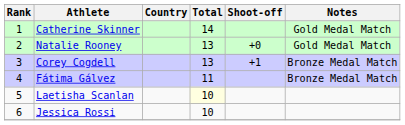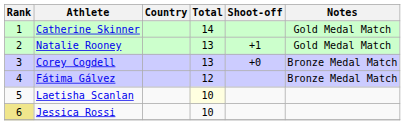(255, 46) +0 -> (255, 46) +1
(255, 62) +1 -> (255, 62) +0
(207, 79) 11 -> (207, 79) 12
(19, 112) no background -> (19, 112) khaki background
